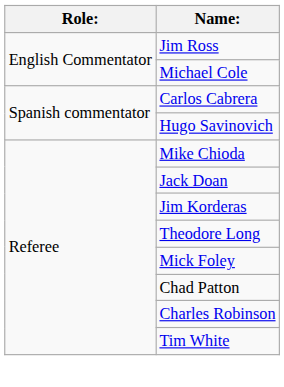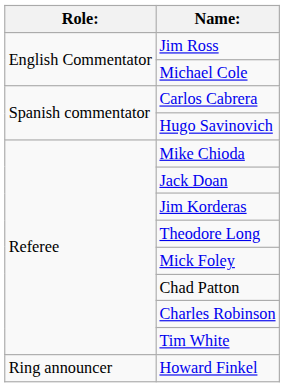+ row: (208, 367)
